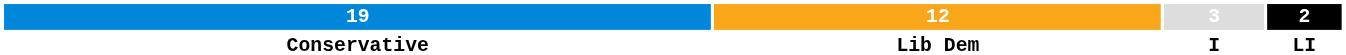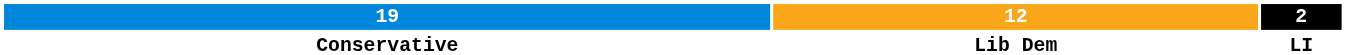- column: (1214, 17)
